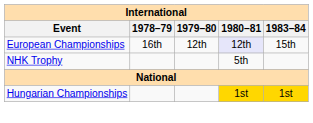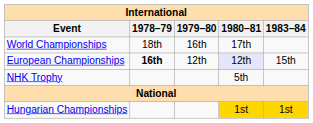+ row: (57, 45)
(152, 45) normal -> (152, 61) bold
